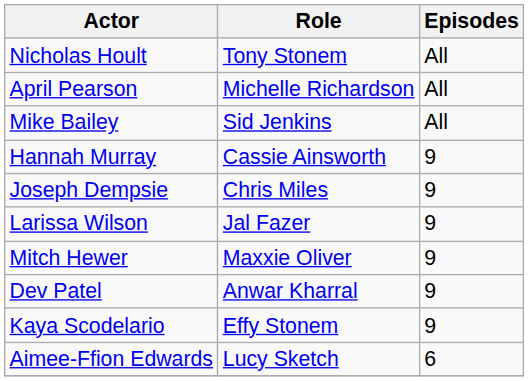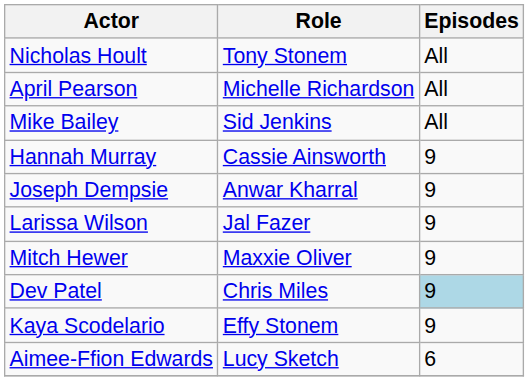(275, 190) Chris Miles -> (290, 190) Anwar Kharral
(290, 291) Anwar Kharral -> (275, 291) Chris Miles
(430, 291) no background -> (430, 291) lightblue background
